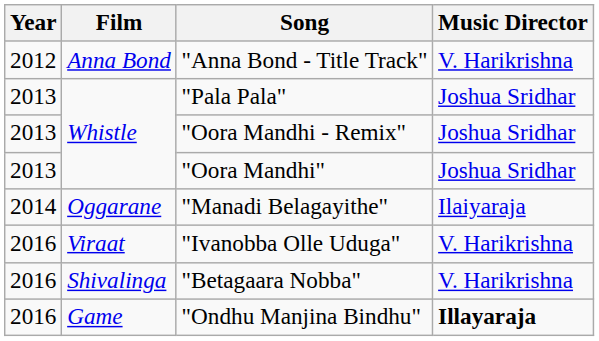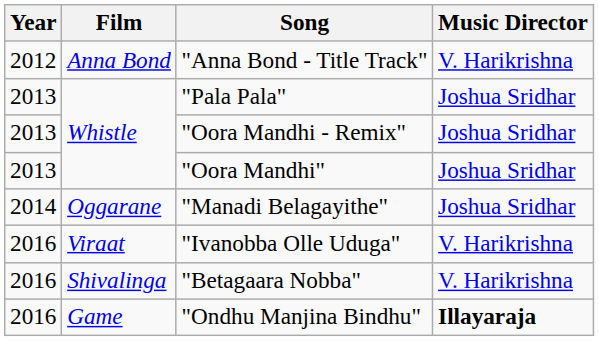(482, 206) Ilaiyaraja -> (507, 206) Joshua Sridhar
